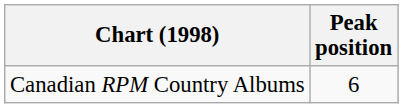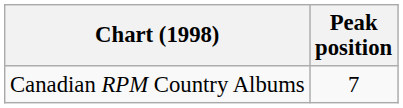(354, 84) 6 -> (354, 84) 7
